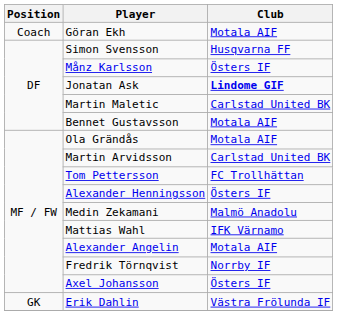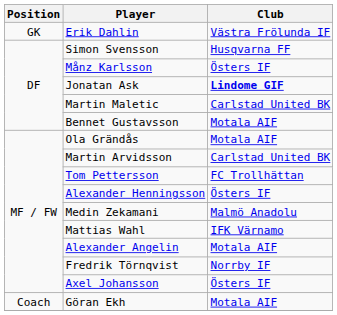rows swapped: (102, 302) <-> (95, 31)
